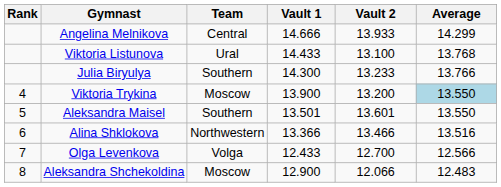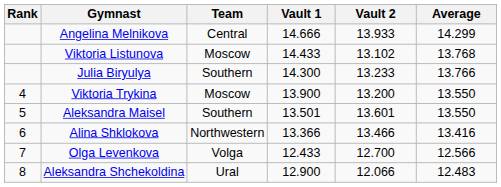(227, 53) Ural -> (227, 53) Moscow
(376, 53) 13.100 -> (376, 53) 13.102
(456, 93) lightblue background -> (456, 93) no background
(456, 133) 13.516 -> (456, 133) 13.416
(227, 172) Moscow -> (227, 172) Ural
